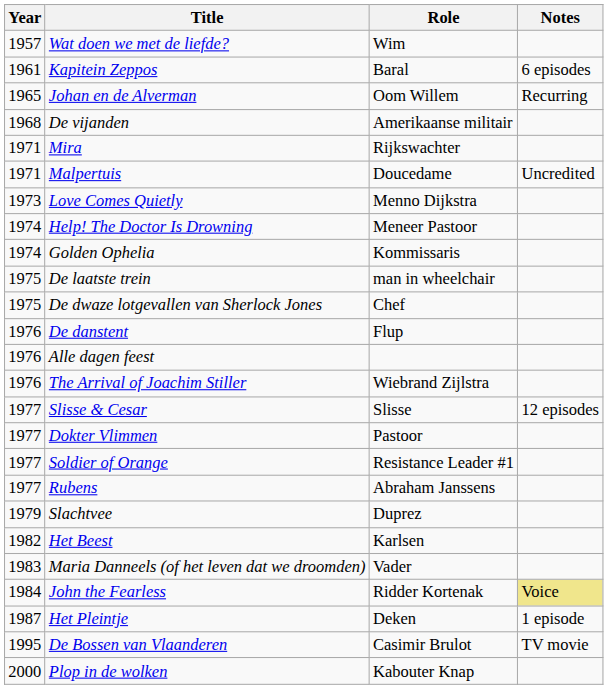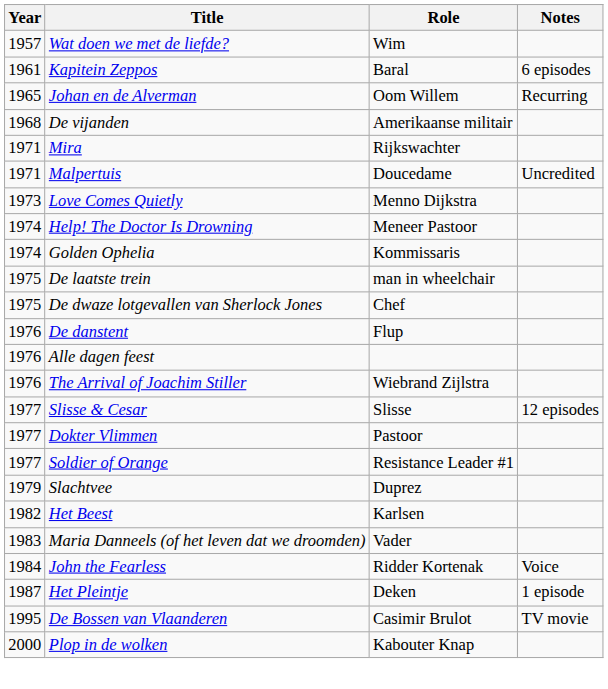- row: (73, 488)
(540, 592) khaki background -> (540, 566) no background
